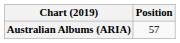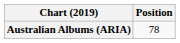(154, 30) 57 -> (154, 30) 78
